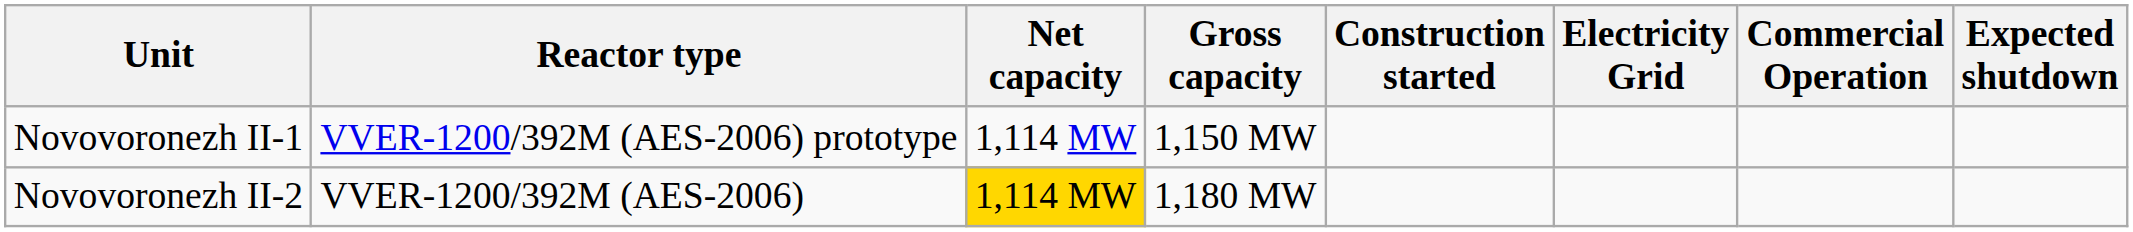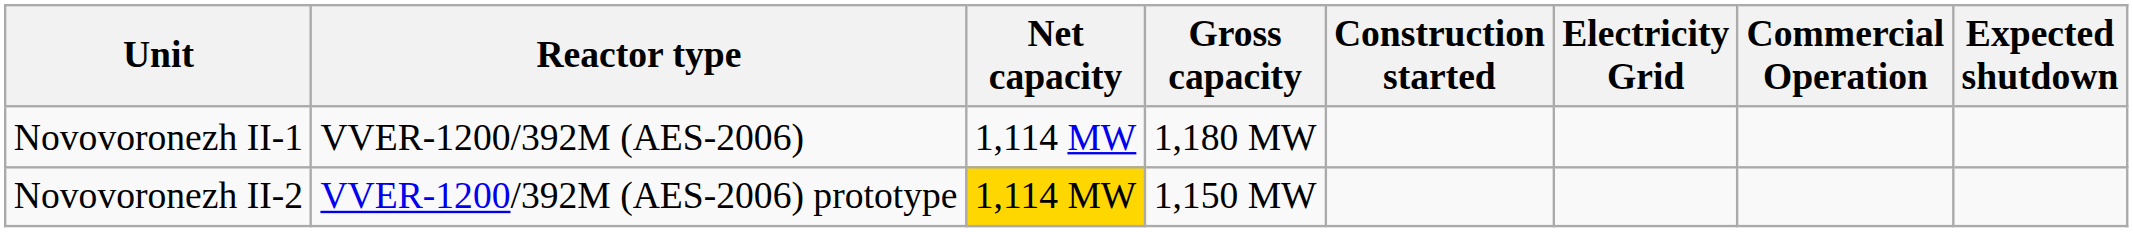(639, 136) VVER-1200/392M (AES-2006) prototype -> (562, 136) VVER-1200/392M (AES-2006)
(1235, 136) 1,150 MW -> (1235, 136) 1,180 MW
(562, 195) VVER-1200/392M (AES-2006) -> (639, 195) VVER-1200/392M (AES-2006) prototype
(1235, 195) 1,180 MW -> (1235, 195) 1,150 MW
